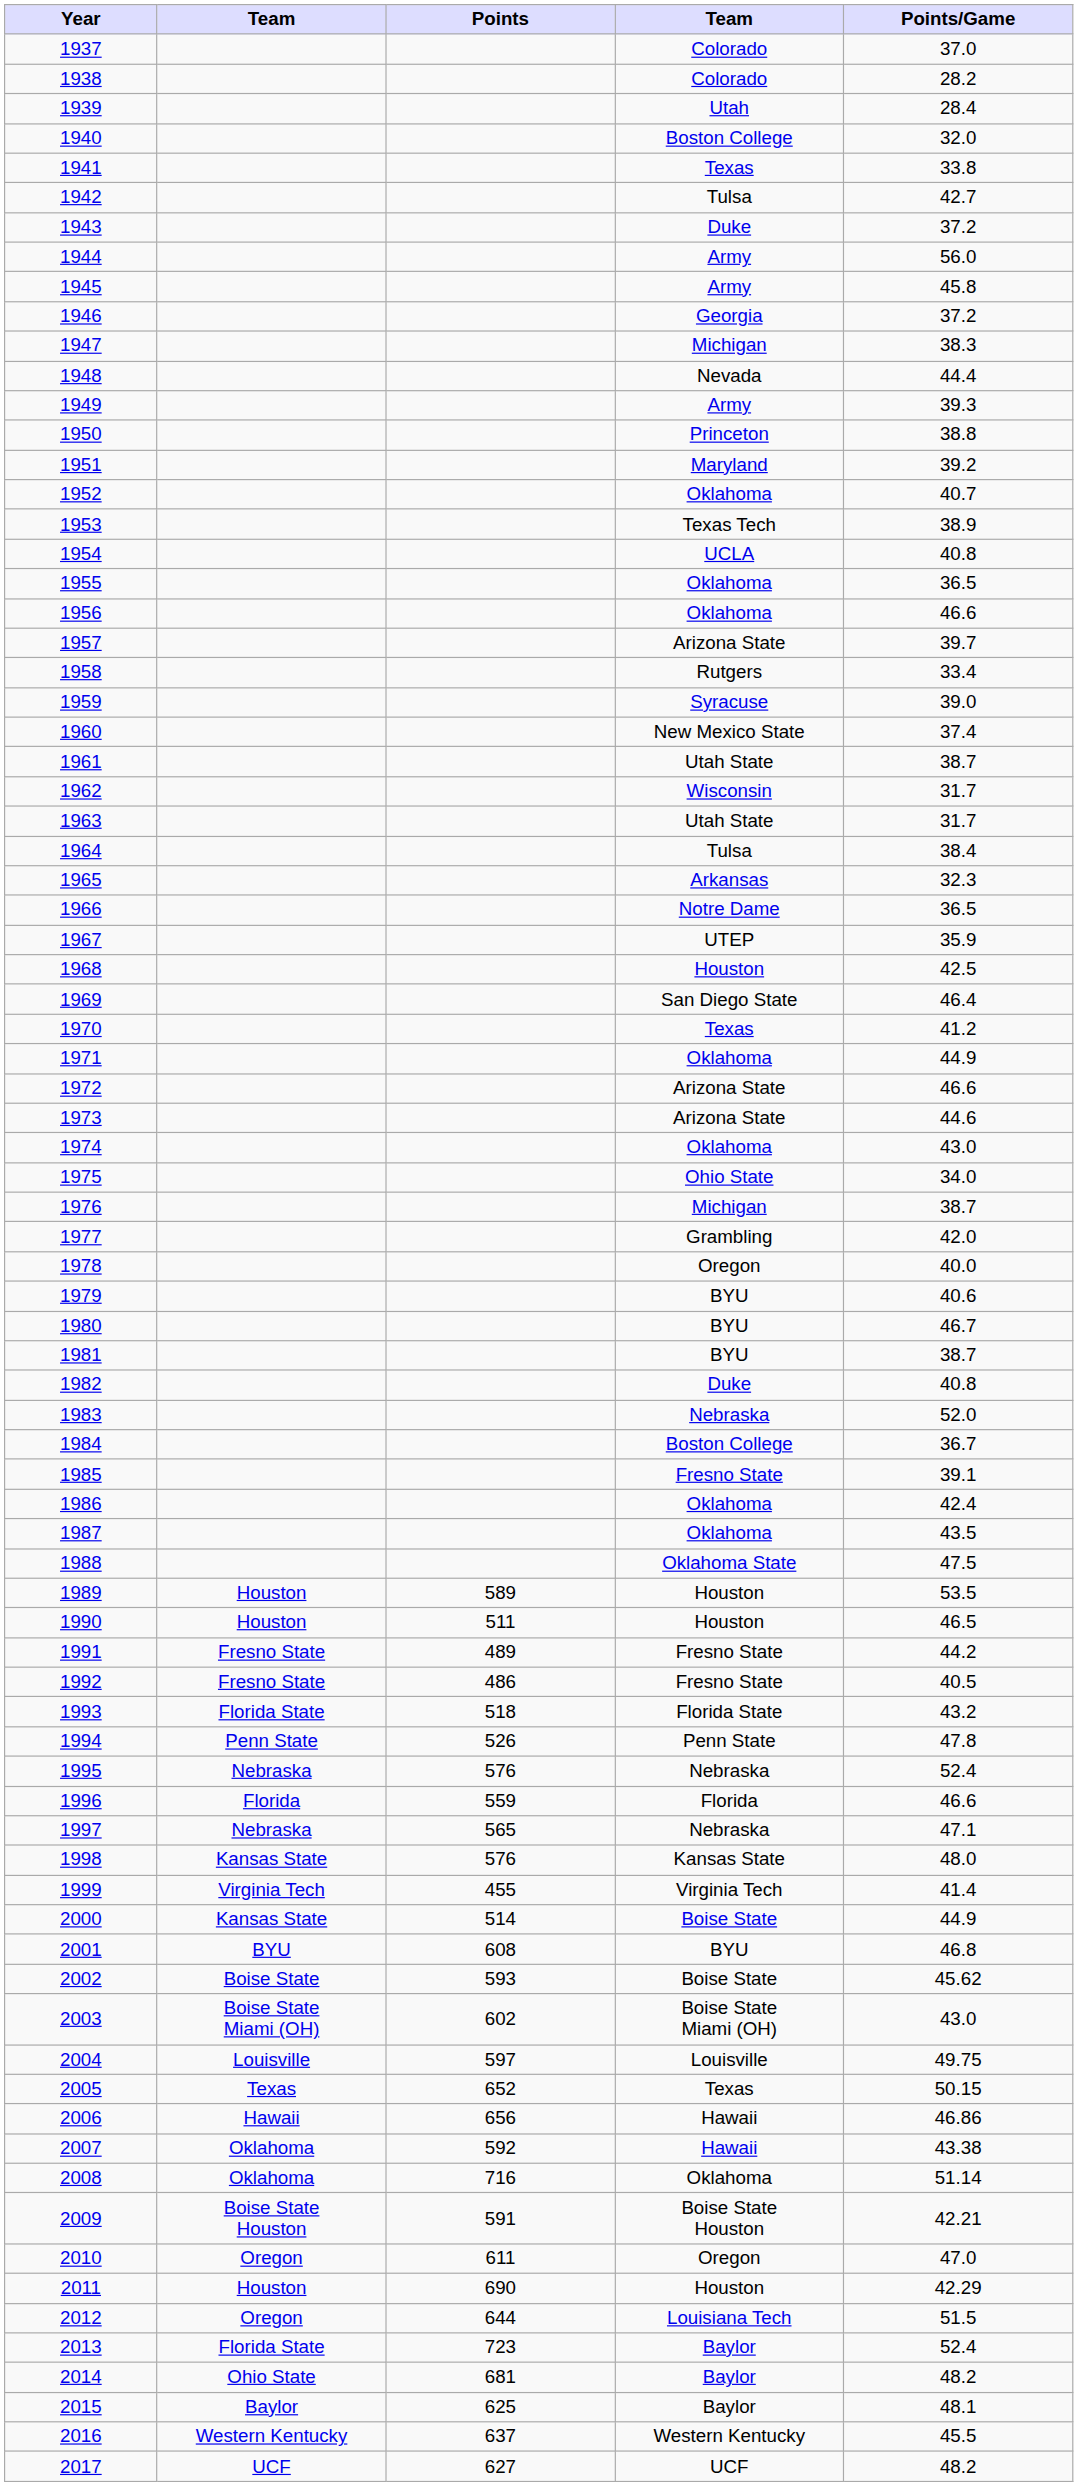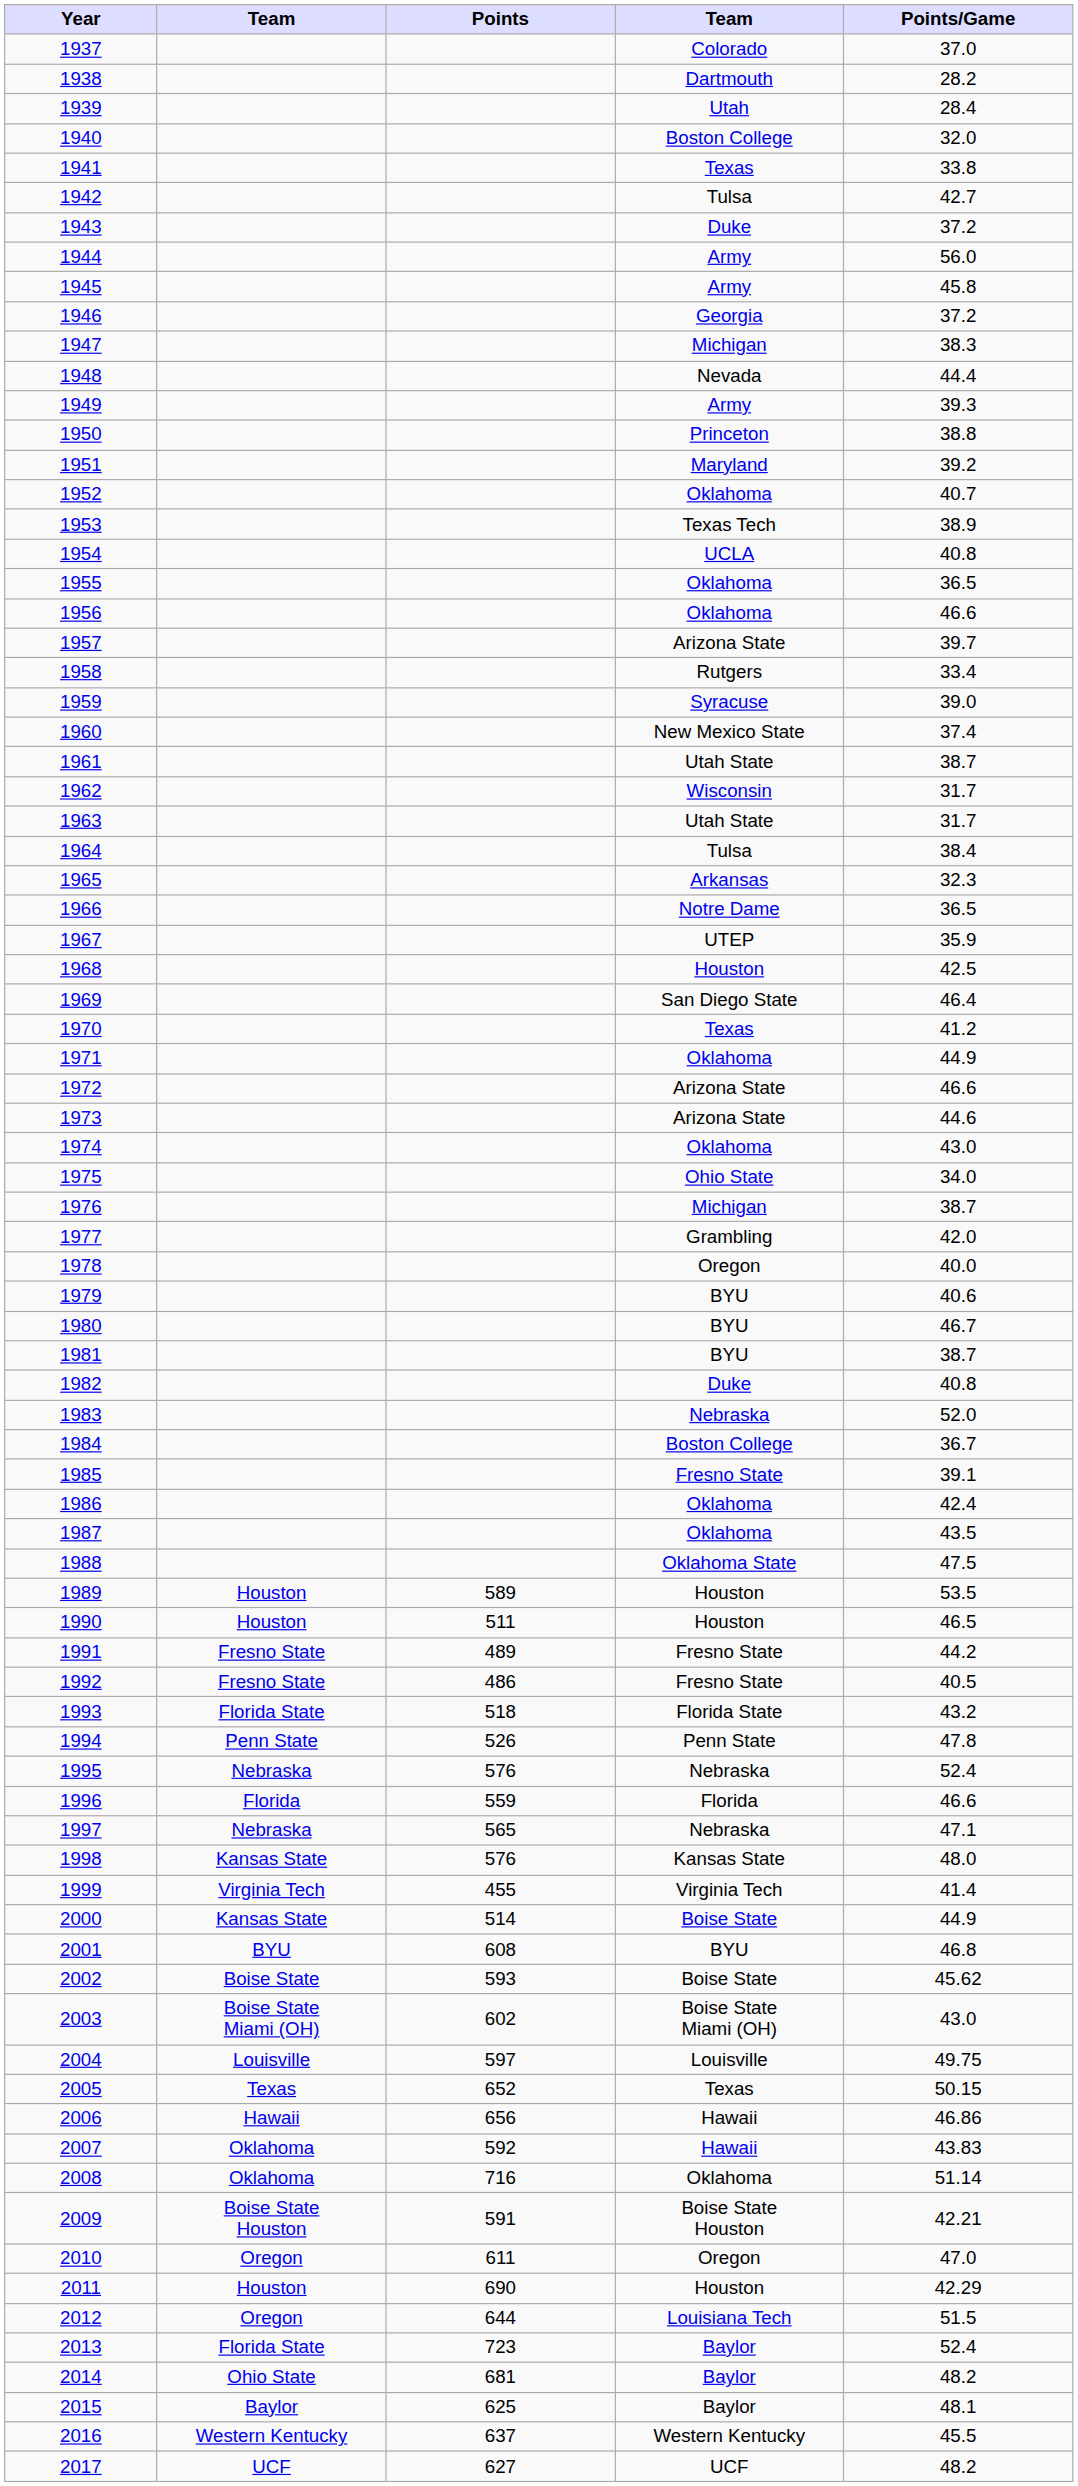(729, 78) Colorado -> (729, 78) Dartmouth
(958, 2148) 43.38 -> (958, 2148) 43.83
